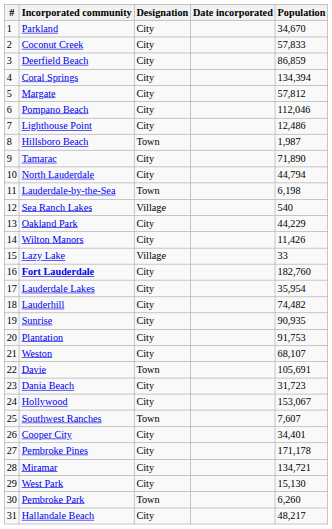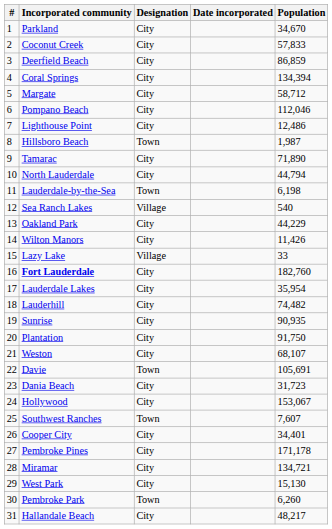(292, 93) 57,812 -> (292, 93) 58,712
(292, 337) 91,753 -> (292, 337) 91,750
